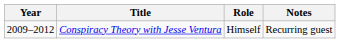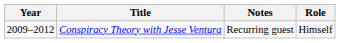columns swapped: (244, 12) <-> (299, 12)
